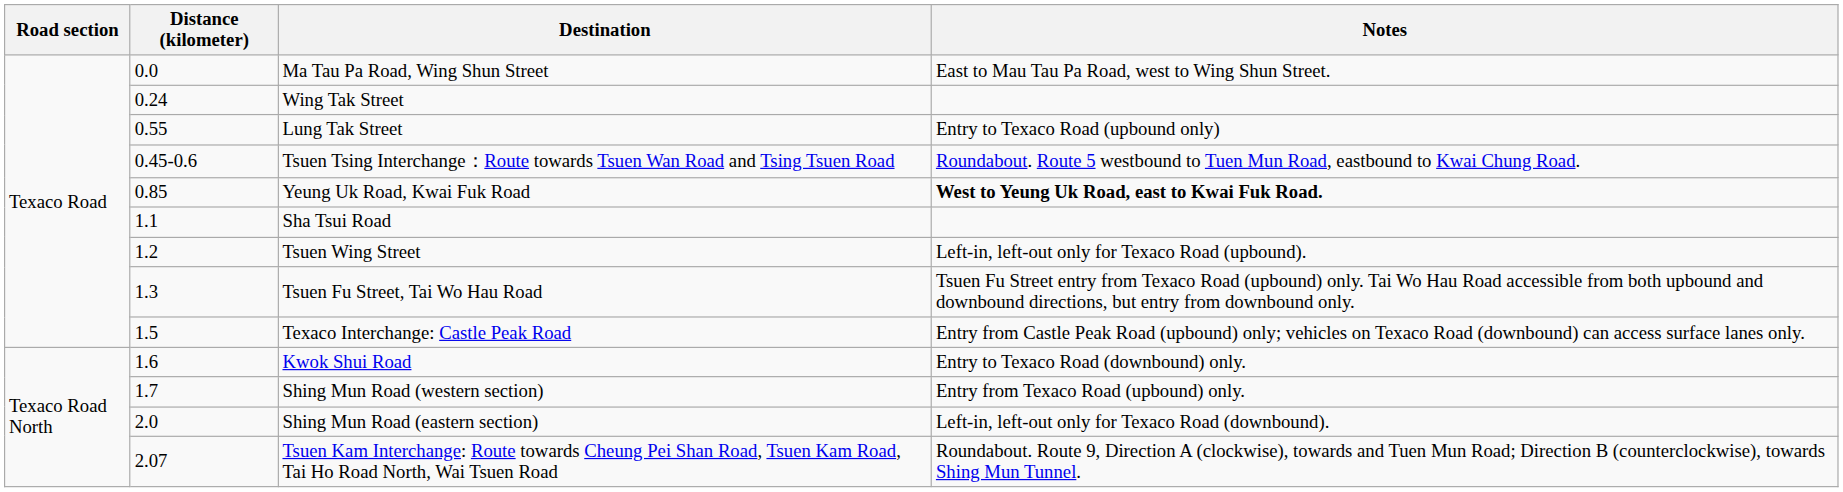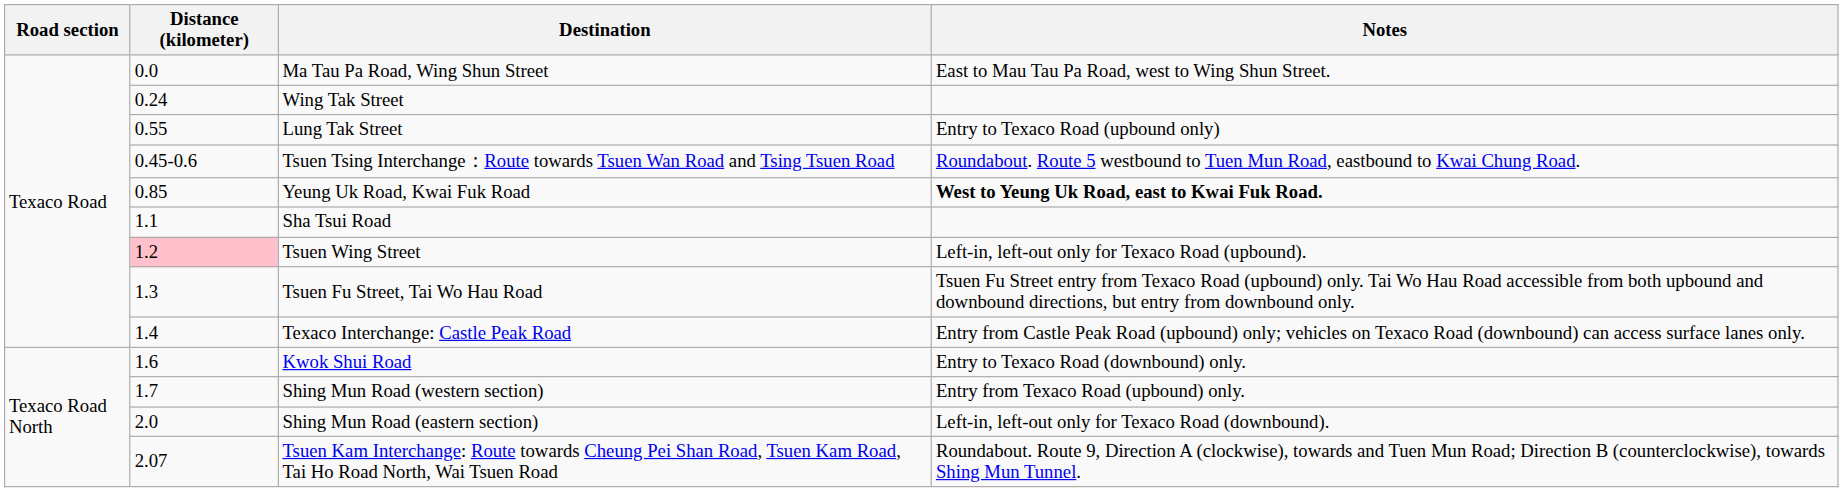(146, 251) no background -> (146, 251) pink background
(146, 332) 1.5 -> (146, 332) 1.4
